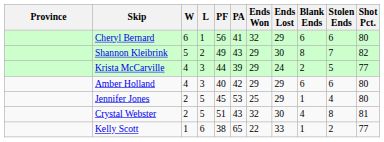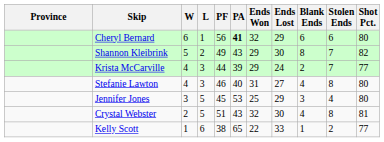(237, 38) normal -> (237, 38) bold
(331, 68) 5 -> (331, 68) 7
- row: (125, 83)
+ row: (127, 83)
(186, 99) 2 -> (186, 99) 3
(302, 99) 1 -> (302, 99) 3
